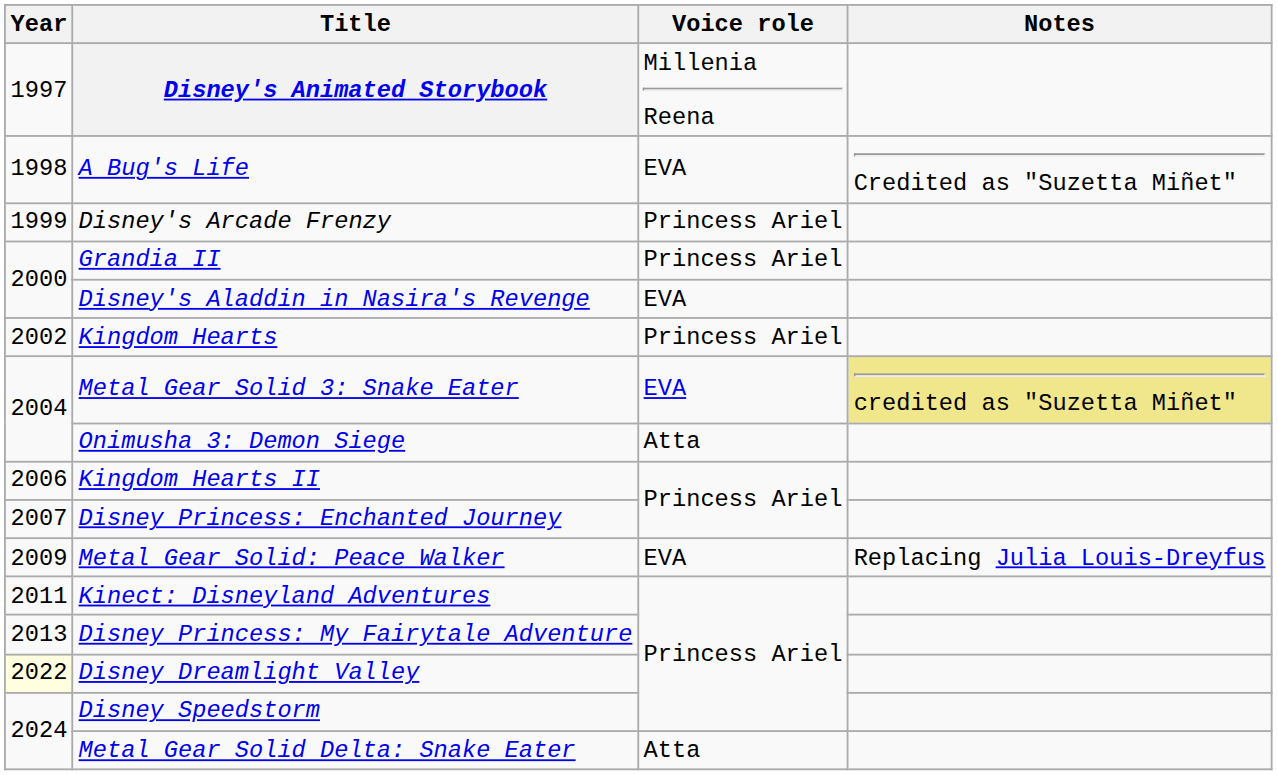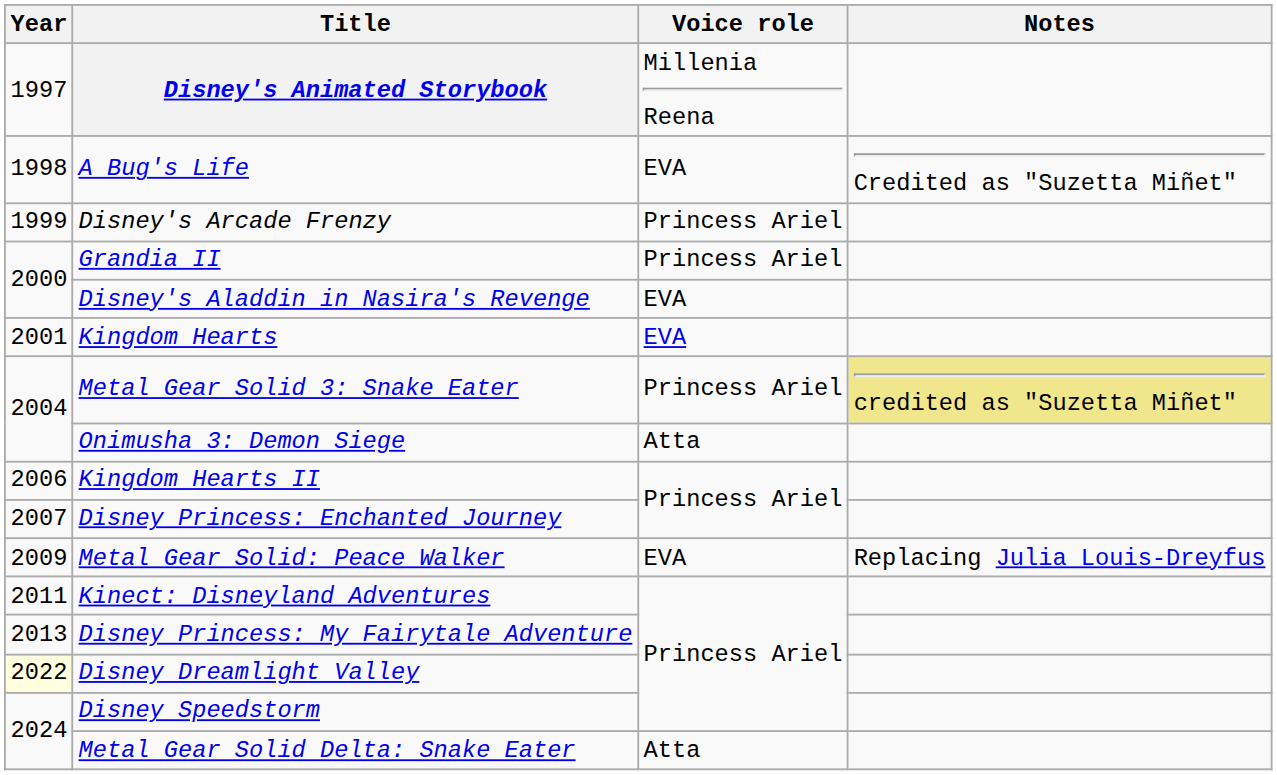(39, 337) 2002 -> (39, 337) 2001
(743, 337) Princess Ariel -> (665, 337) EVA
(665, 390) EVA -> (743, 390) Princess Ariel
